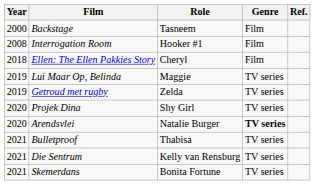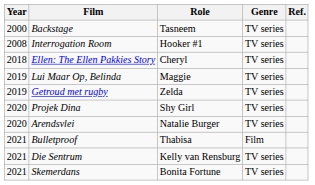(254, 28) Film -> (264, 28) TV series
(254, 44) Film -> (264, 44) TV series
(254, 60) Film -> (264, 60) TV series
(265, 124) bold -> (264, 124) normal
(264, 140) TV series -> (254, 140) Film
